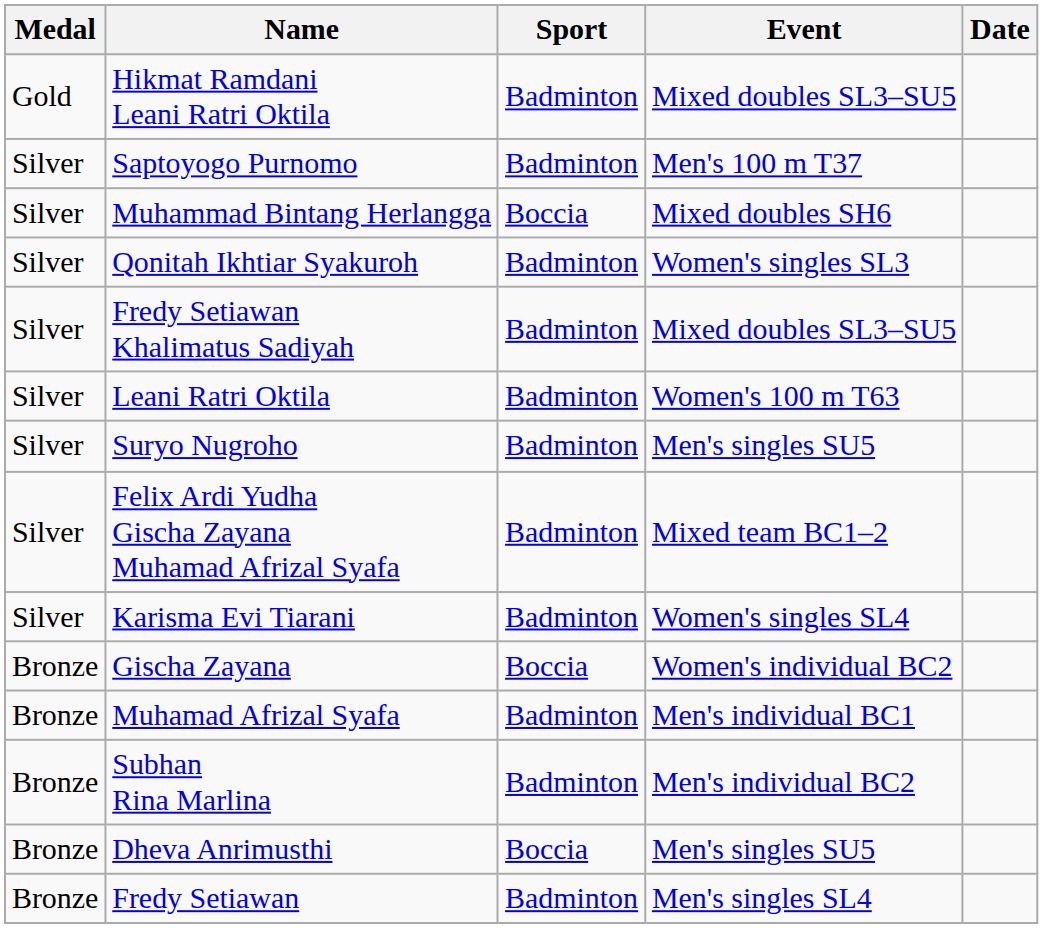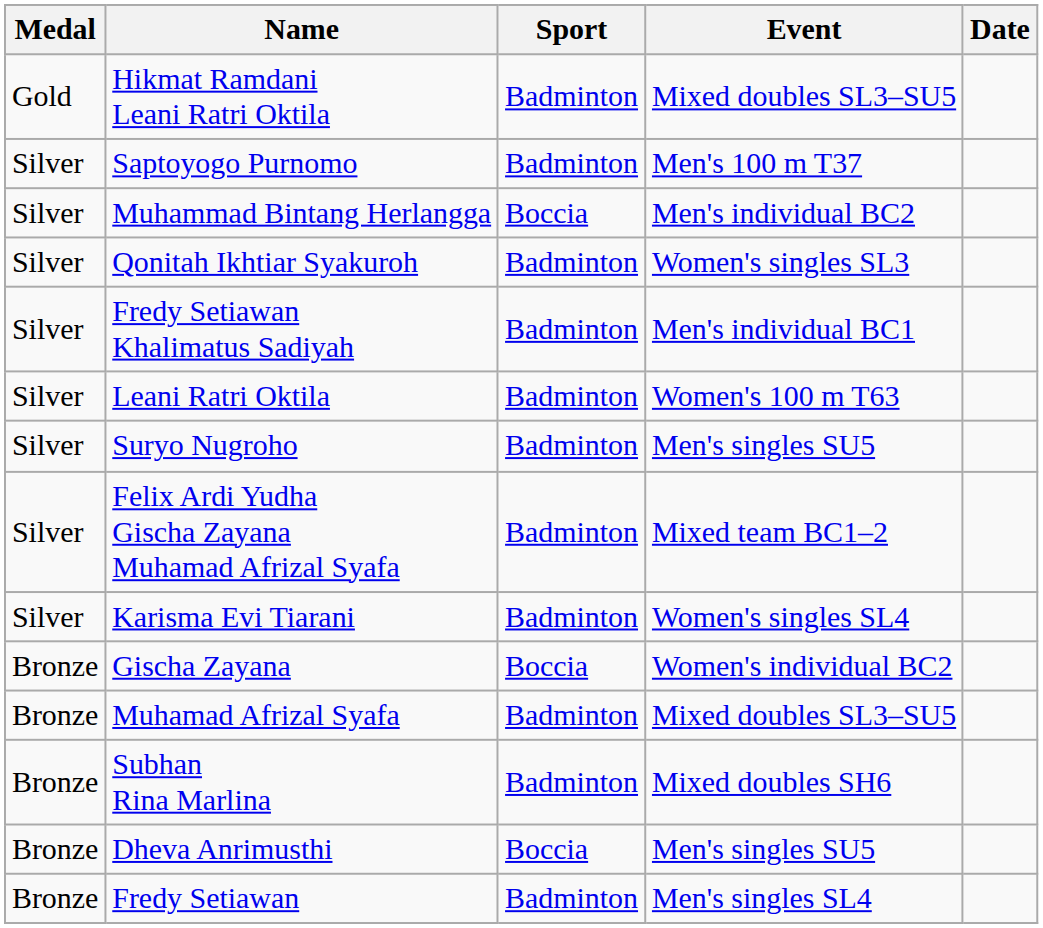(772, 212) Mixed doubles SH6 -> (783, 212) Men's individual BC2
(804, 329) Mixed doubles SL3–SU5 -> (783, 329) Men's individual BC1
(783, 714) Men's individual BC1 -> (804, 714) Mixed doubles SL3–SU5
(783, 781) Men's individual BC2 -> (772, 781) Mixed doubles SH6
